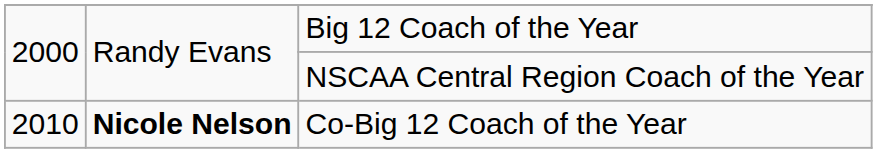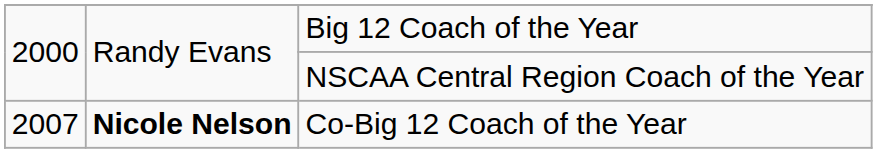(45, 123) 2010 -> (45, 123) 2007
